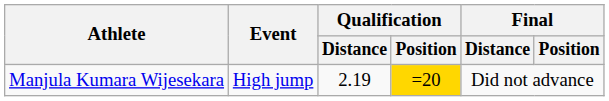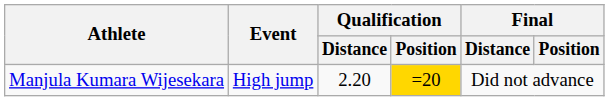(355, 80) 2.19 -> (355, 80) 2.20
